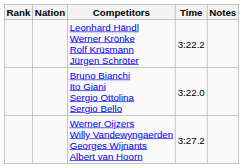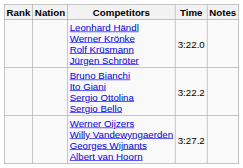(191, 44) 3:22.2 -> (191, 44) 3:22.0
(191, 92) 3:22.0 -> (191, 92) 3:22.2
